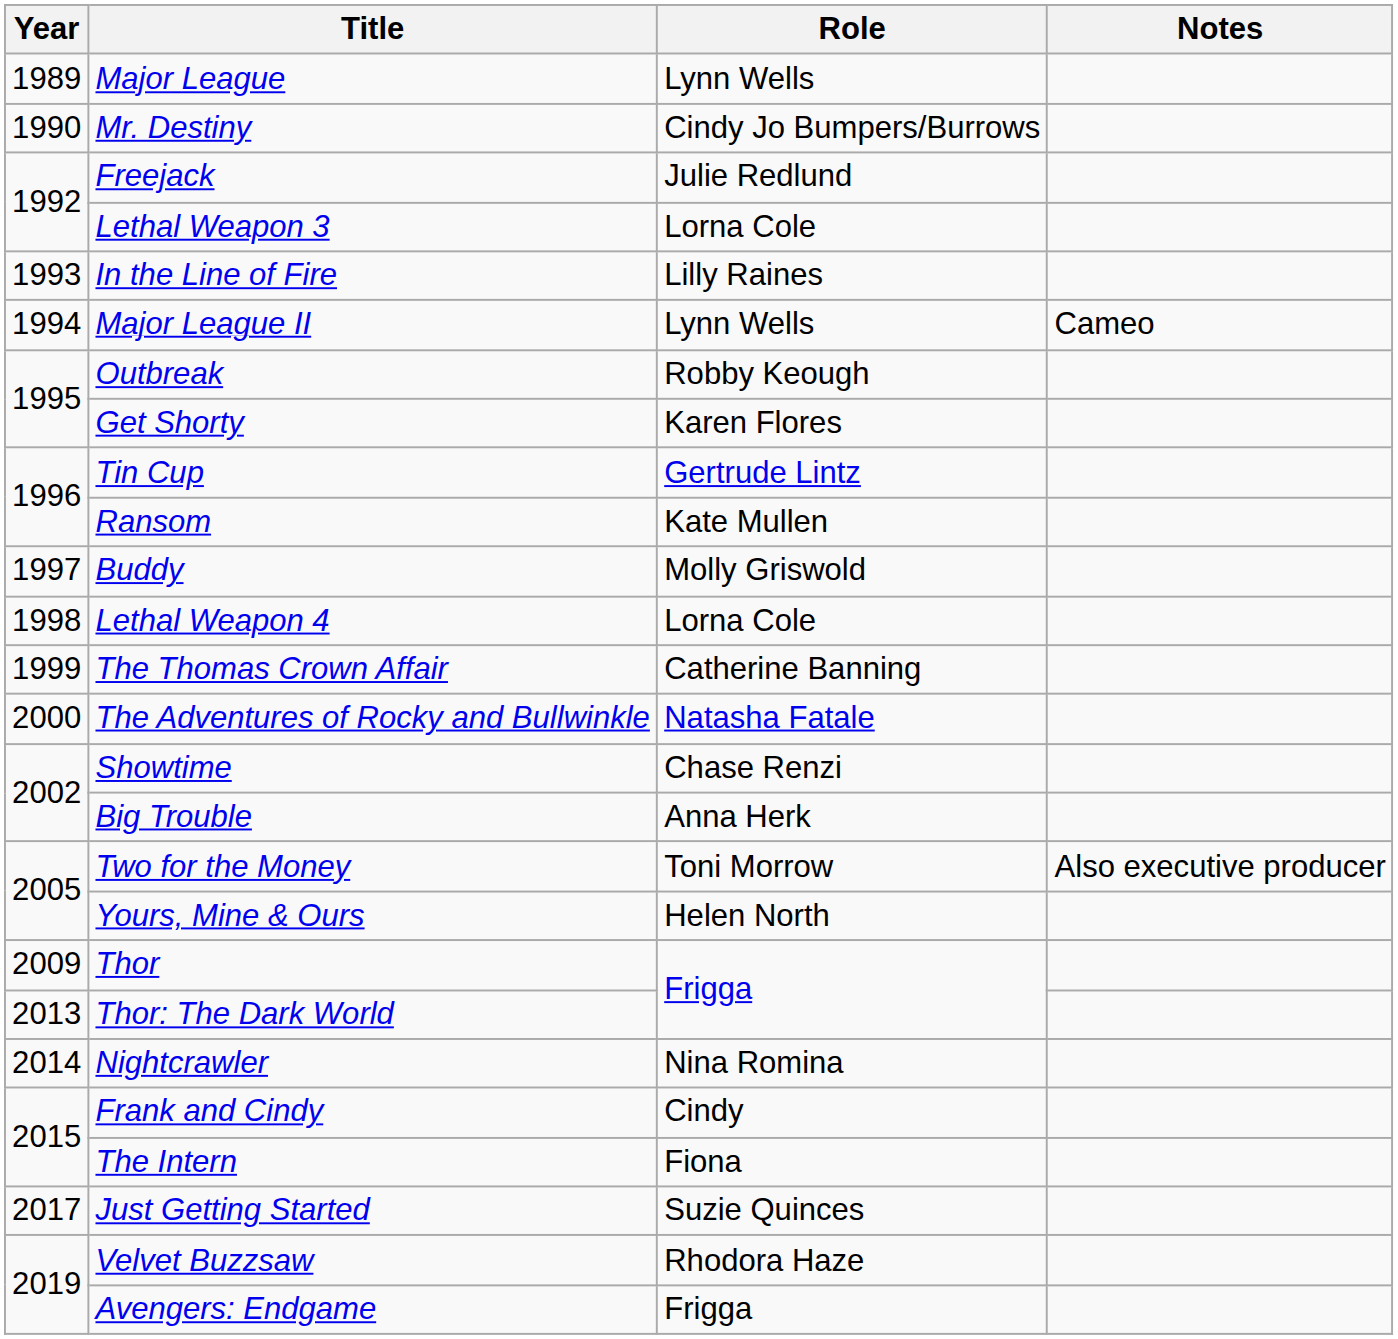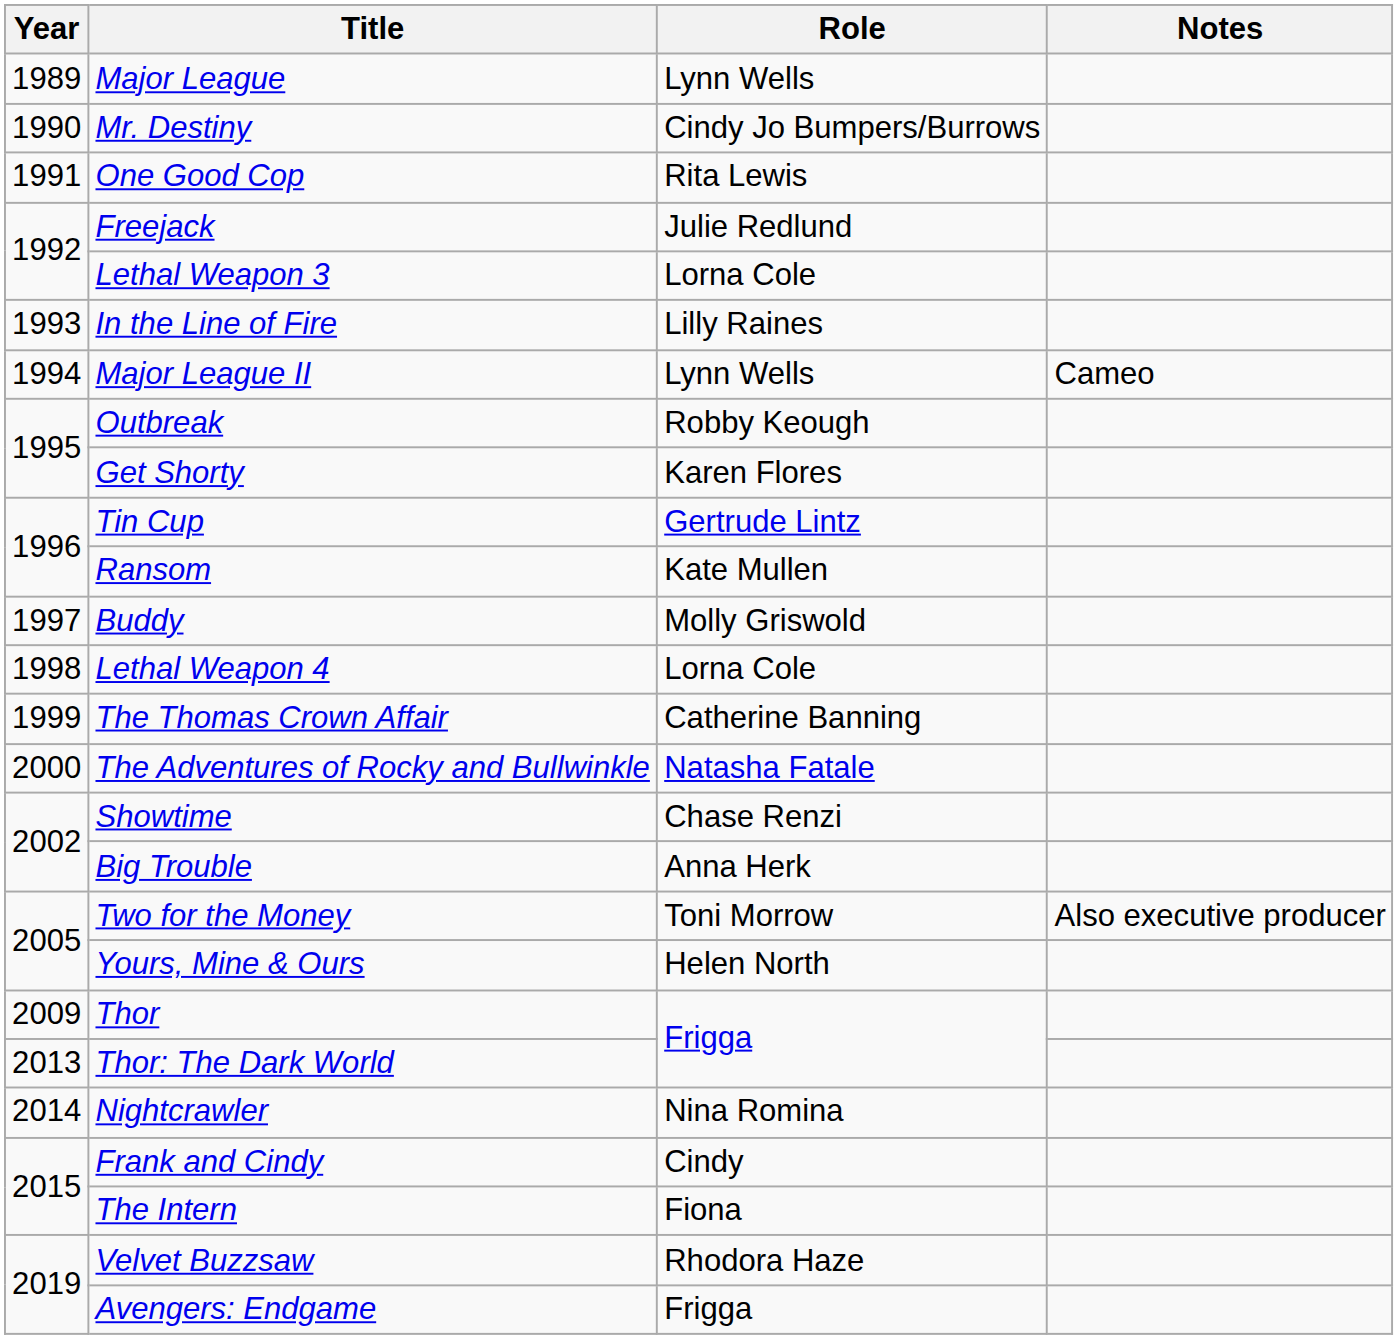+ row: (200, 176)
- row: (233, 1210)
